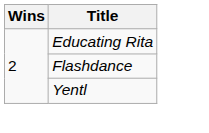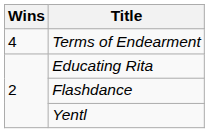+ row: (126, 41)
